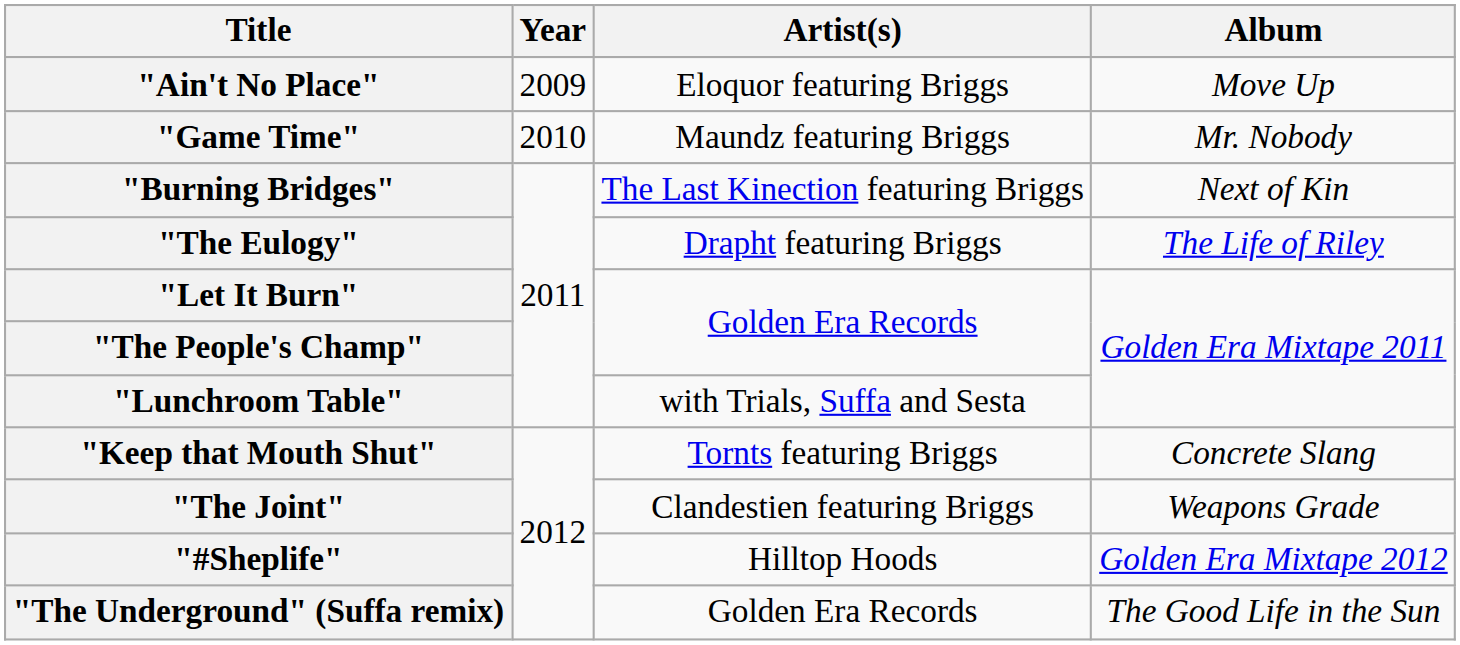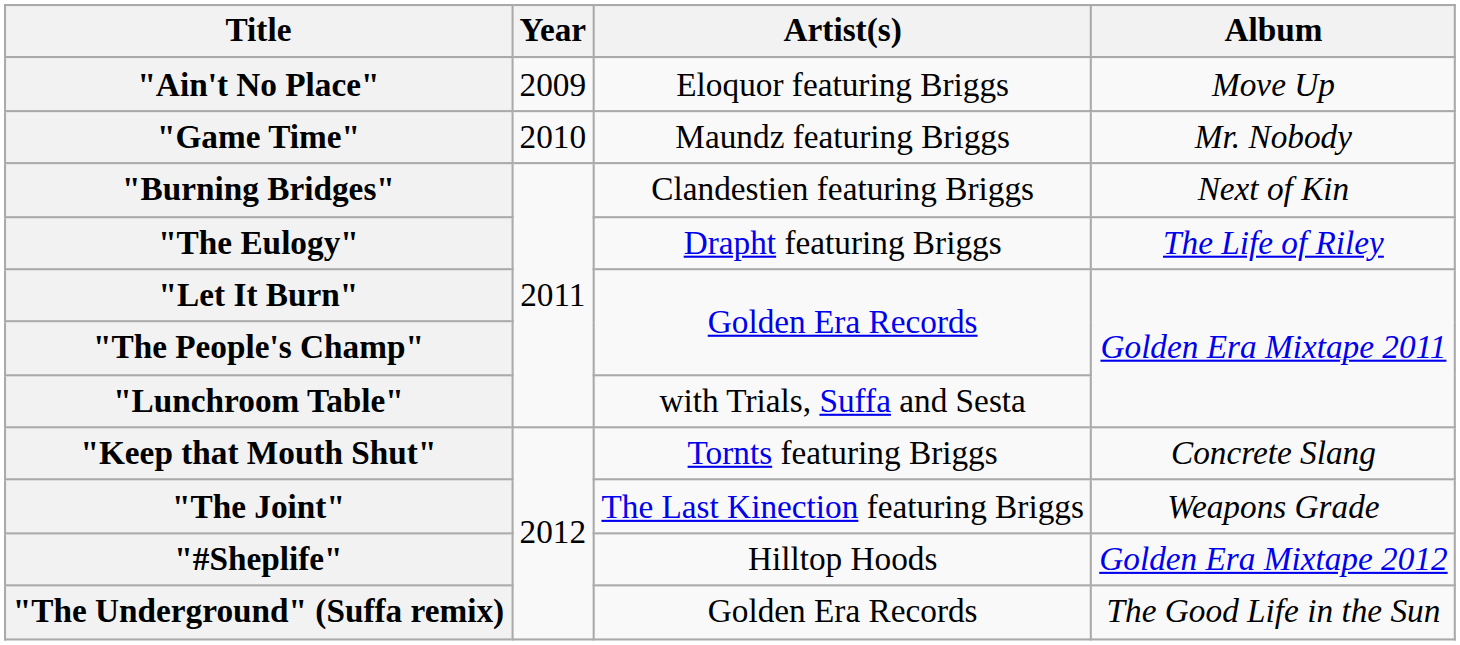(843, 189) The Last Kinection featuring Briggs -> (843, 189) Clandestien featuring Briggs
(843, 505) Clandestien featuring Briggs -> (843, 505) The Last Kinection featuring Briggs
